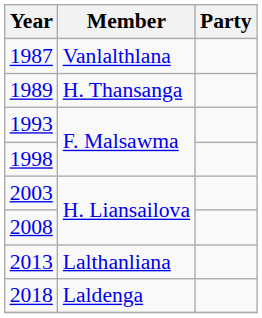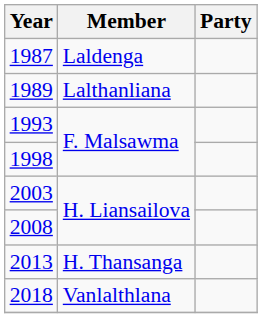(117, 55) Vanlalthlana -> (103, 55) Laldenga
(123, 90) H. Thansanga -> (117, 90) Lalthanliana
(117, 261) Lalthanliana -> (123, 261) H. Thansanga
(103, 295) Laldenga -> (117, 295) Vanlalthlana
